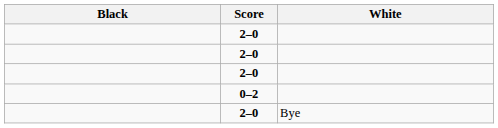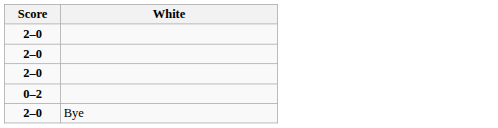- column: (113, 14)
